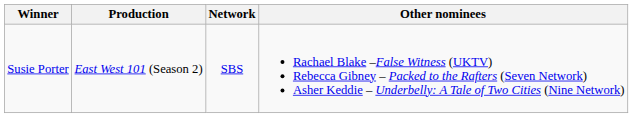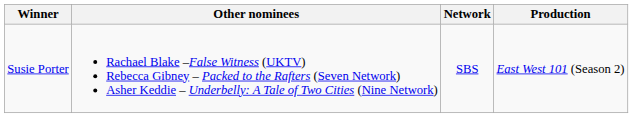columns swapped: (139, 14) <-> (443, 14)
